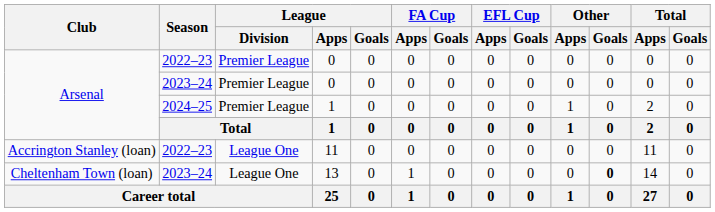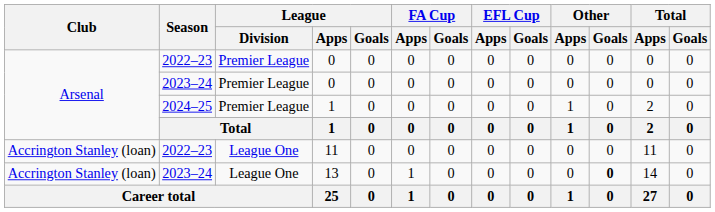(82, 173) Cheltenham Town (loan) -> (82, 173) Accrington Stanley (loan)
